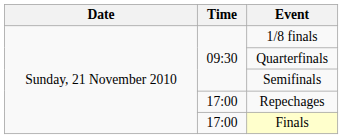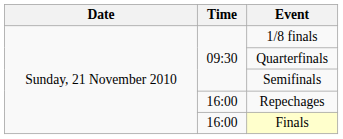(222, 101) 17:00 -> (222, 101) 16:00
(222, 123) 17:00 -> (222, 123) 16:00
